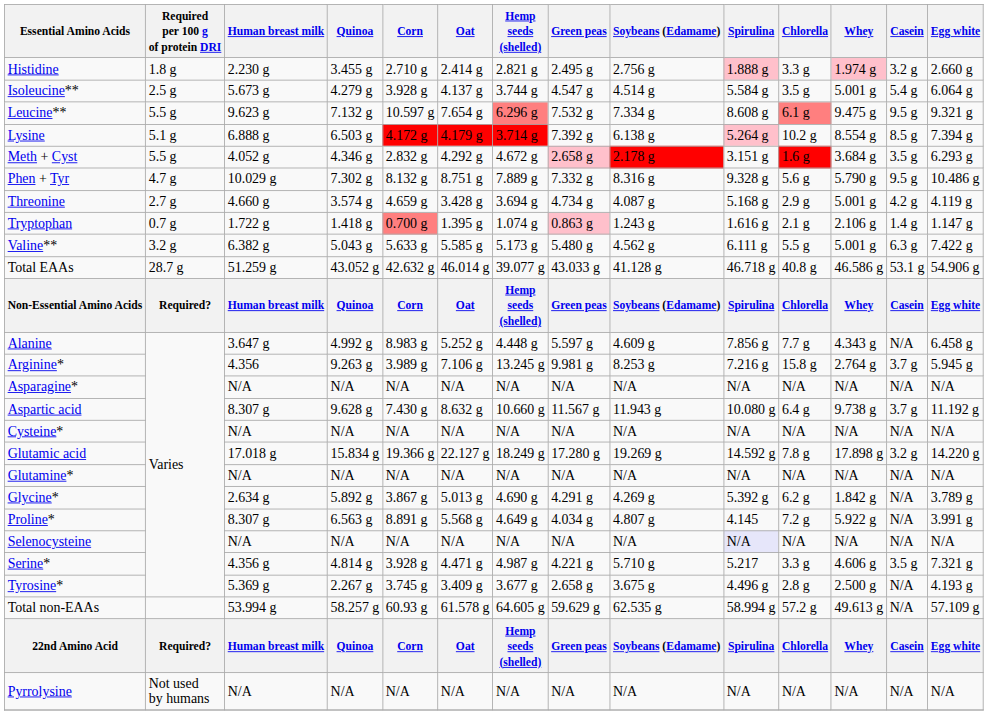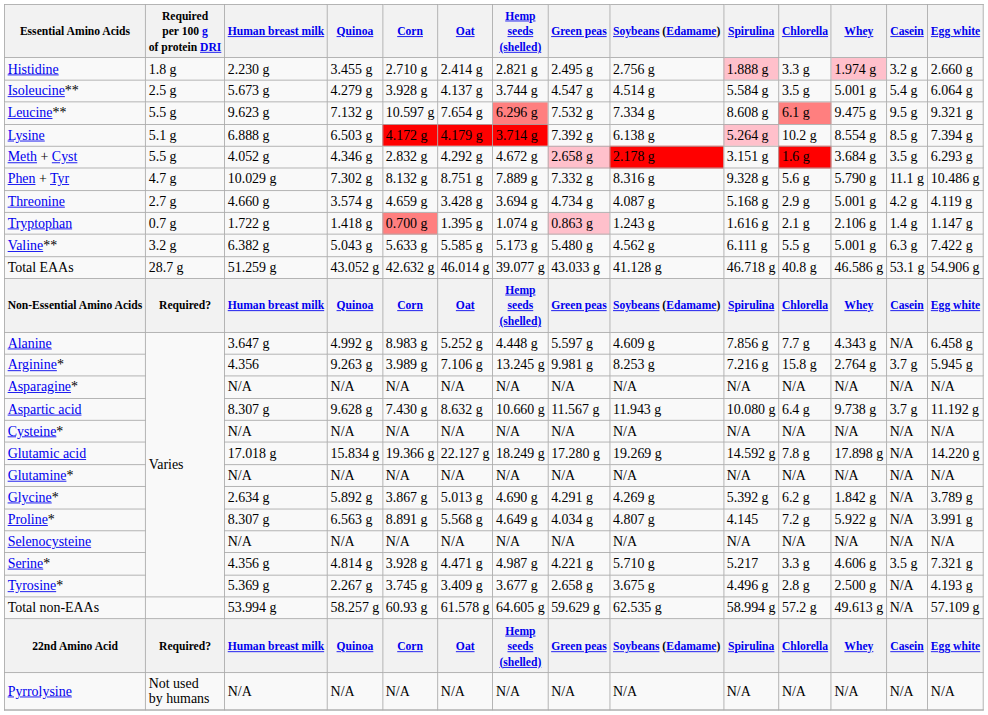(904, 179) 9.5 g -> (907, 179) 11.1 g
(904, 453) 3.2 g -> (902, 453) N/A
(739, 541) lavender background -> (739, 541) no background
